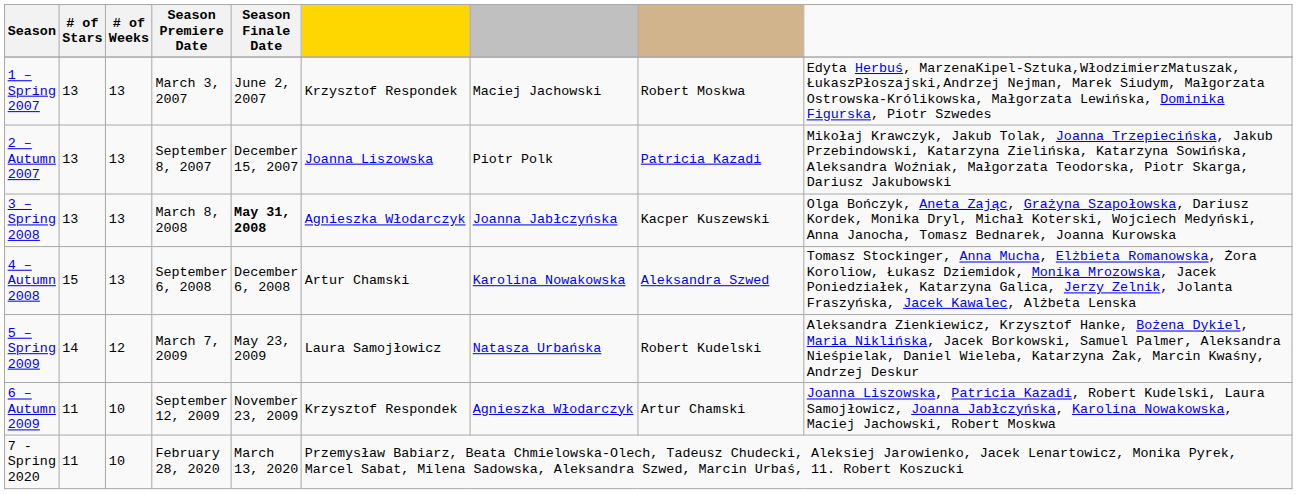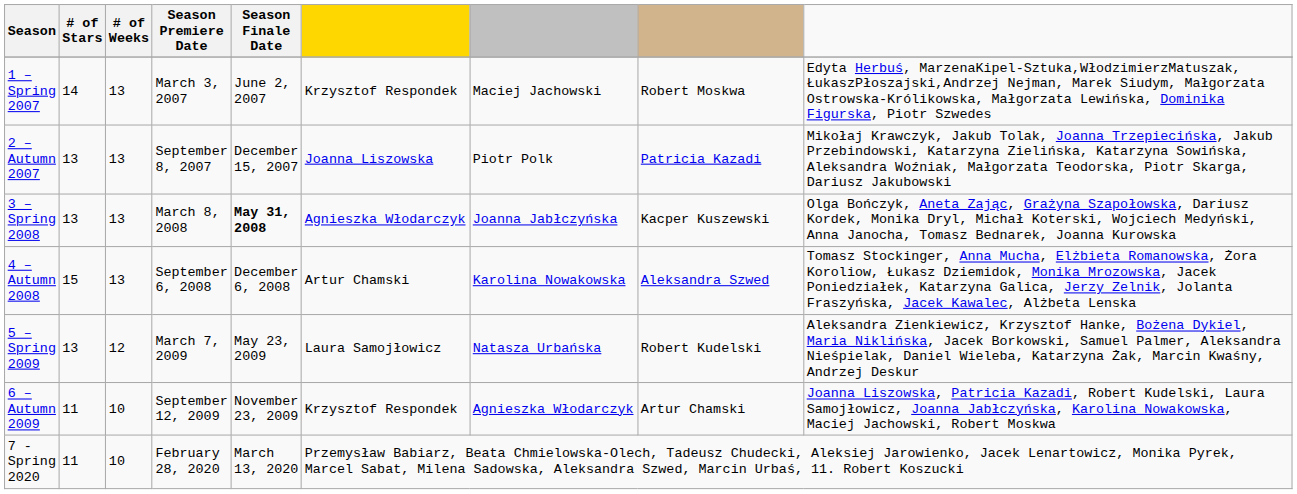(70, 91) 13 -> (70, 91) 14
(70, 349) 14 -> (70, 349) 13
